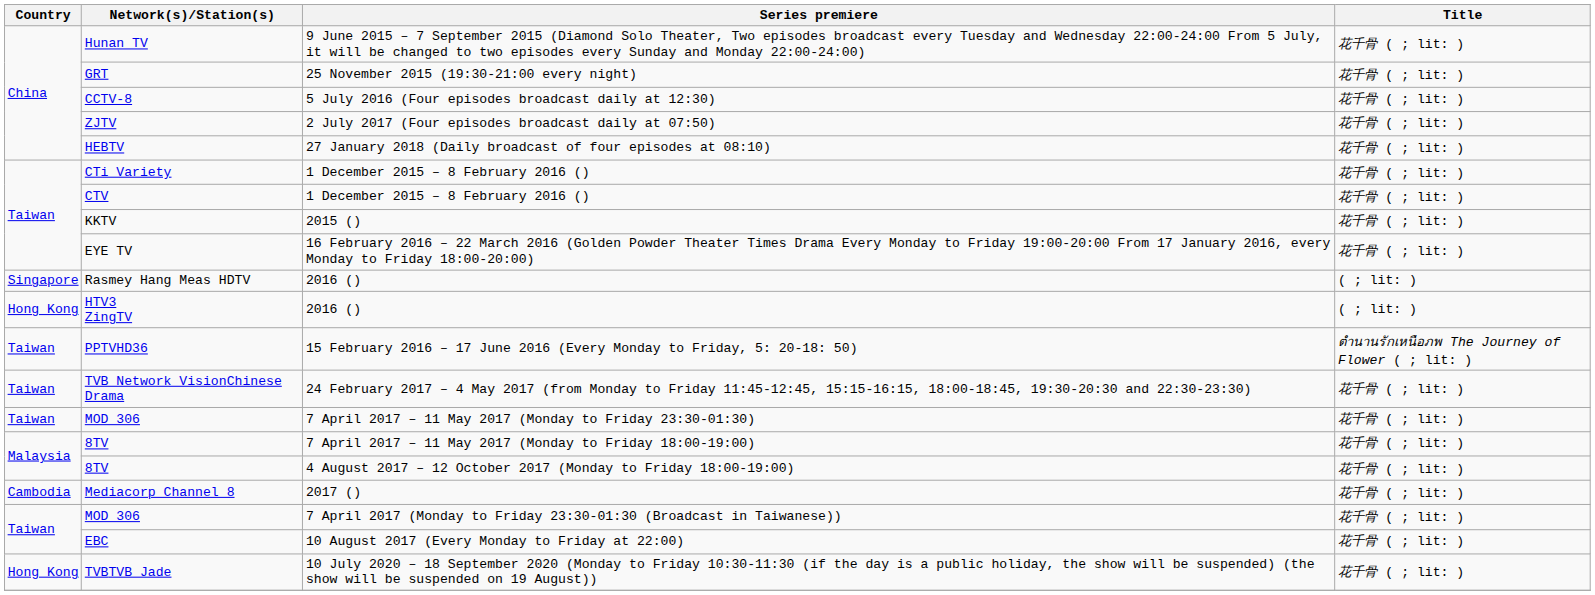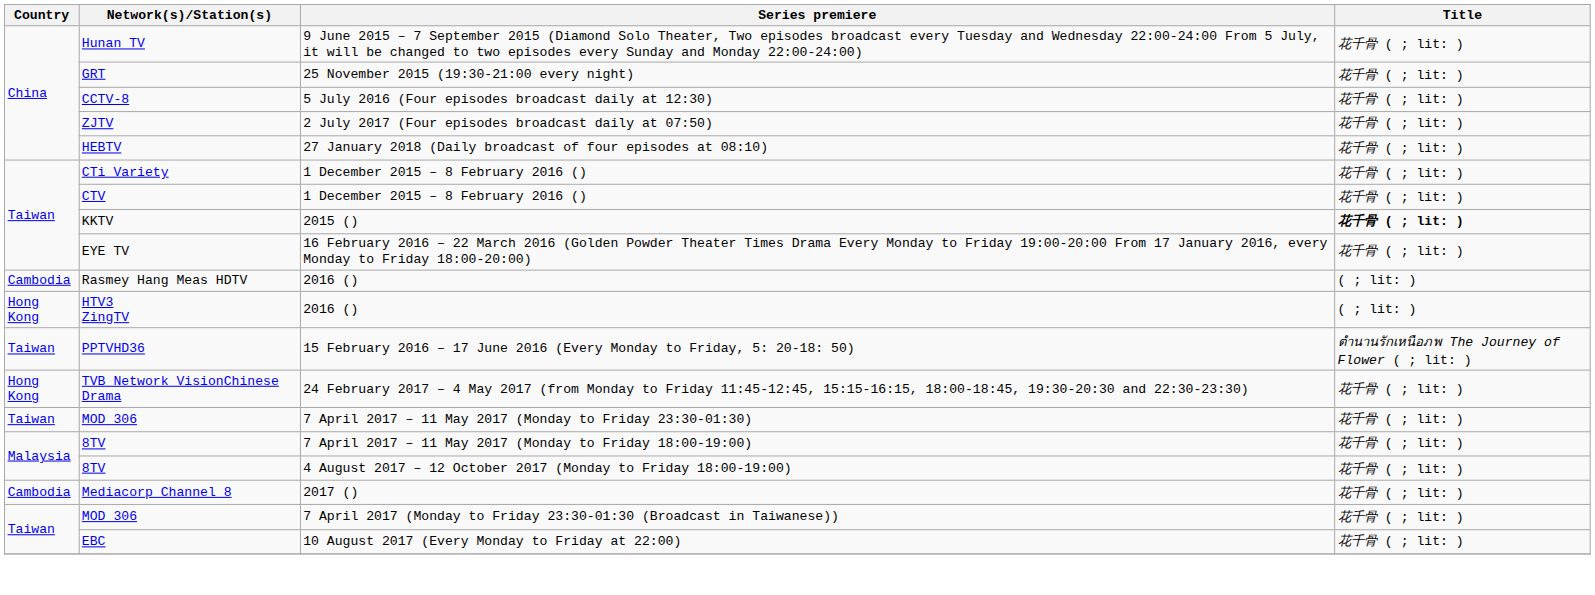(1401, 222) normal -> (1401, 222) bold
(43, 281) Singapore -> (39, 281) Cambodia
(31, 389) Taiwan -> (23, 389) Hong Kong
- row: (128, 572)
